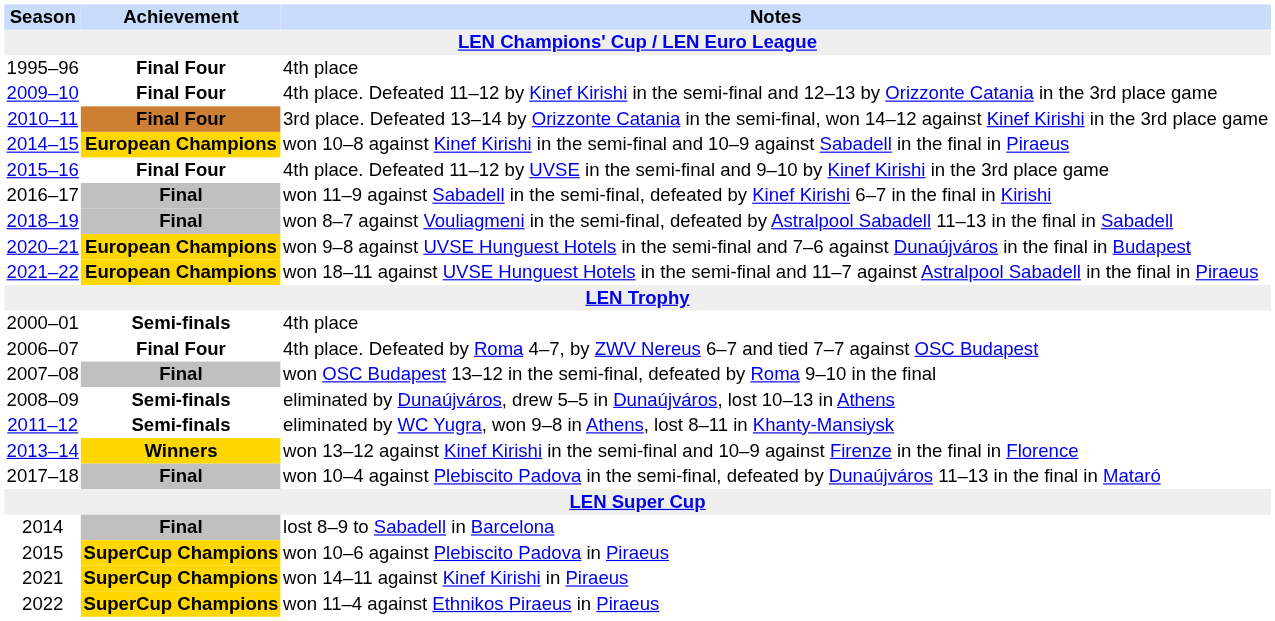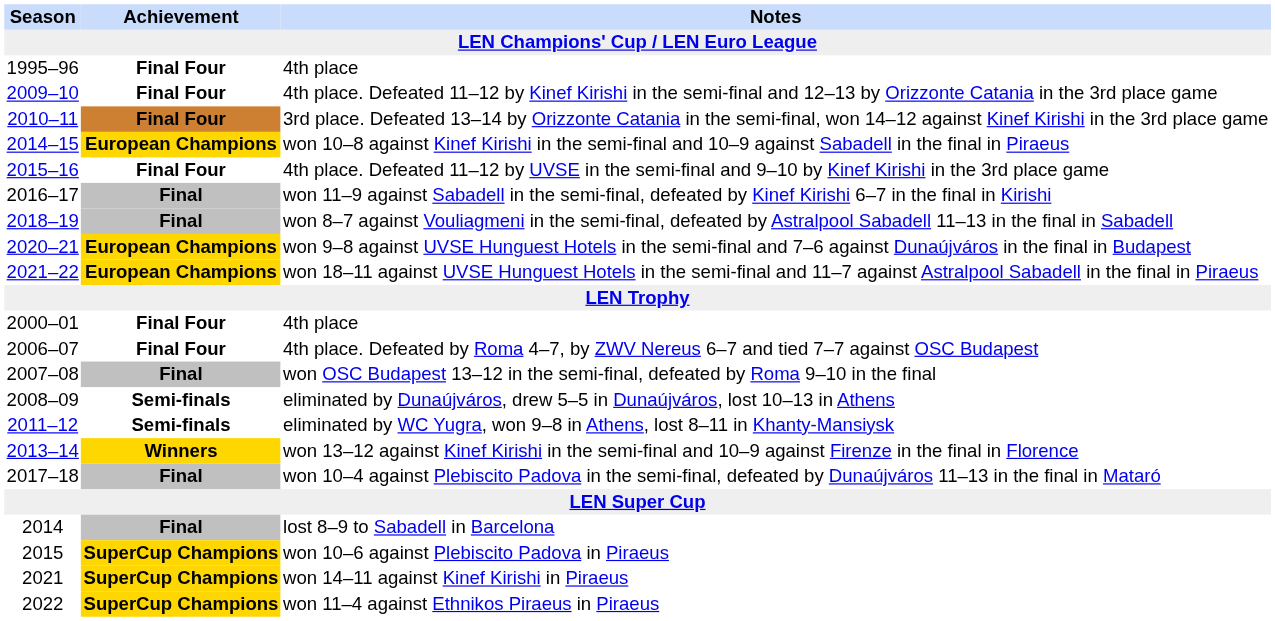(181, 323) Semi-finals -> (181, 323) Final Four
